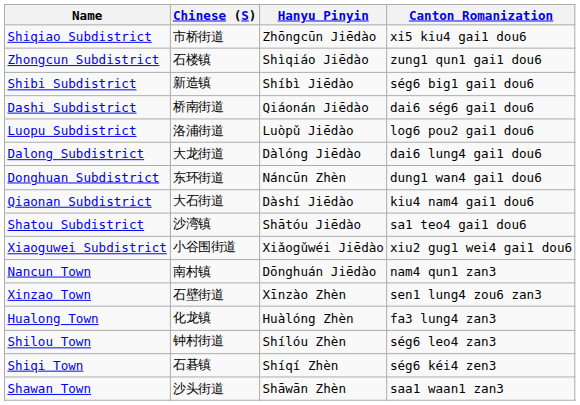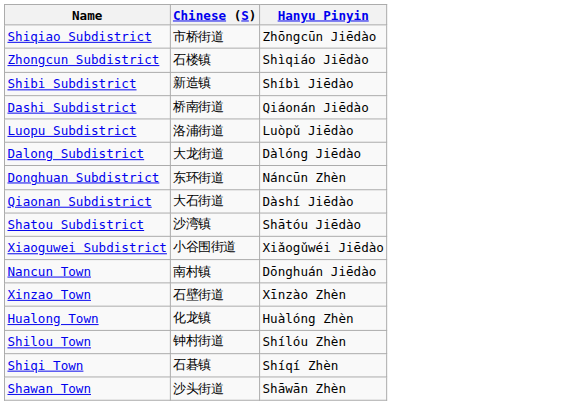- column: (481, 15)
